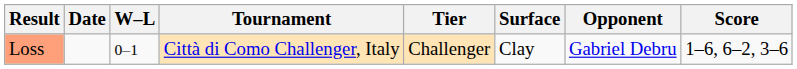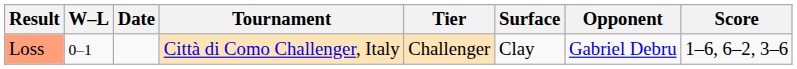columns swapped: (135, 19) <-> (87, 19)
